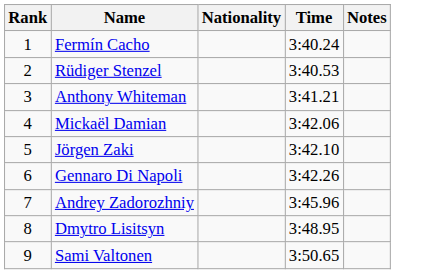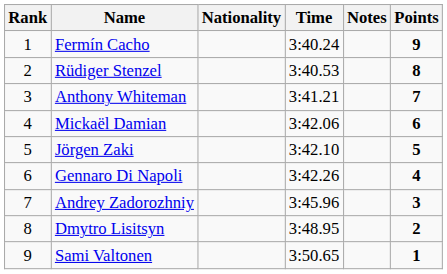+ column: (416, 17)
